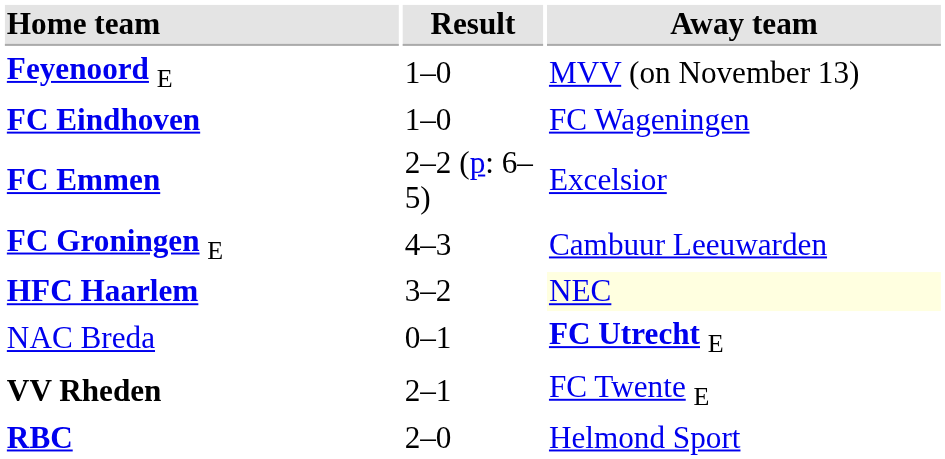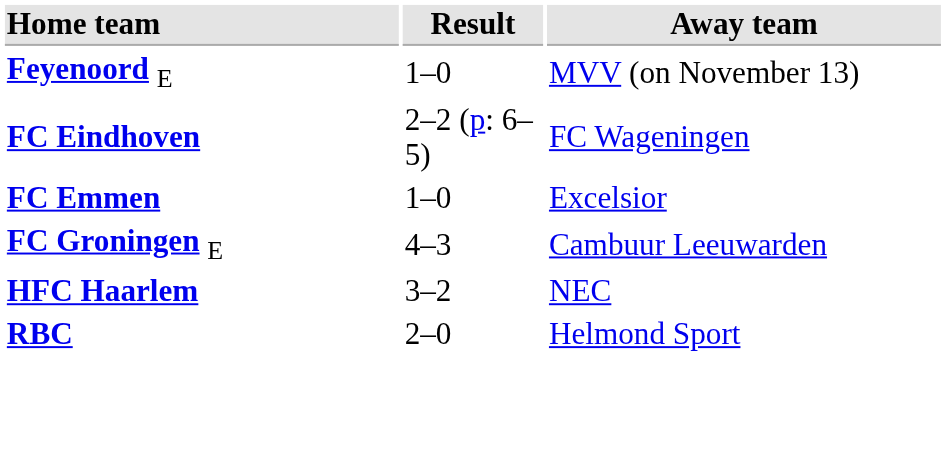(428, 119) 1–0 -> (469, 137) 2–2 (p: 6–5)
(469, 180) 2–2 (p: 6–5) -> (428, 197) 1–0
(580, 291) lightyellow background -> (580, 291) no background
- row: (81, 338)
- row: (84, 389)
